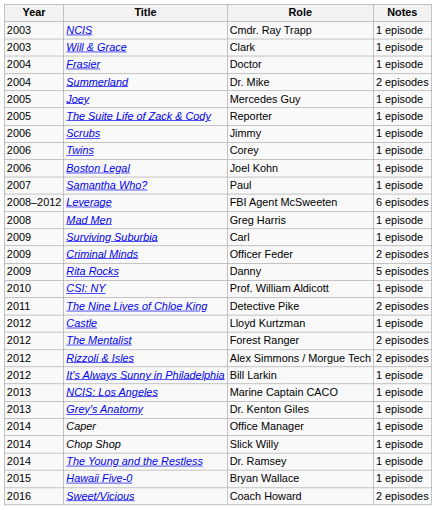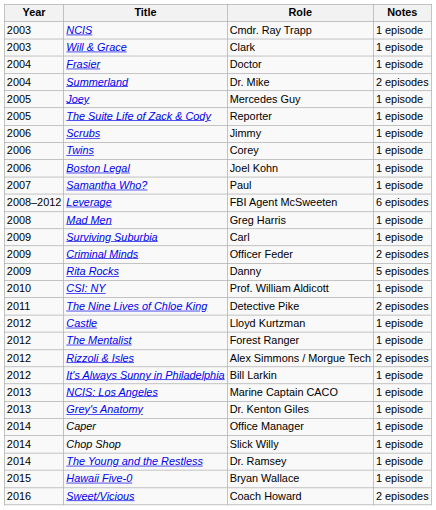(402, 340) 2 episodes -> (400, 340) 1 episode
